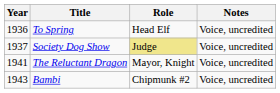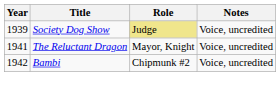- row: (53, 29)
(17, 46) 1937 -> (17, 29) 1939
(17, 79) 1943 -> (17, 63) 1942
